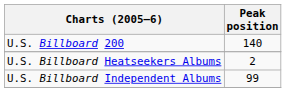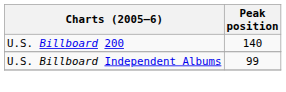- row: (114, 61)
